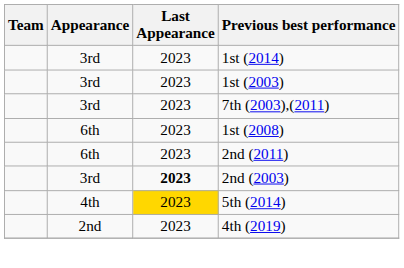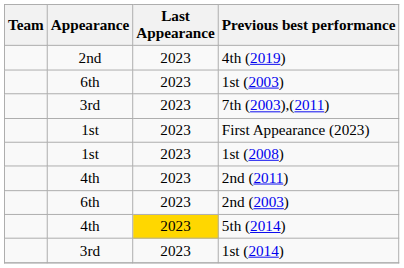rows swapped: (253, 57) <-> (254, 226)
(90, 81) 3rd -> (90, 81) 6th
+ row: (296, 130)
(90, 130) 6th -> (90, 154) 1st
(90, 154) 6th -> (90, 178) 4th
(90, 178) 3rd -> (90, 202) 6th
(176, 178) bold -> (176, 202) normal
